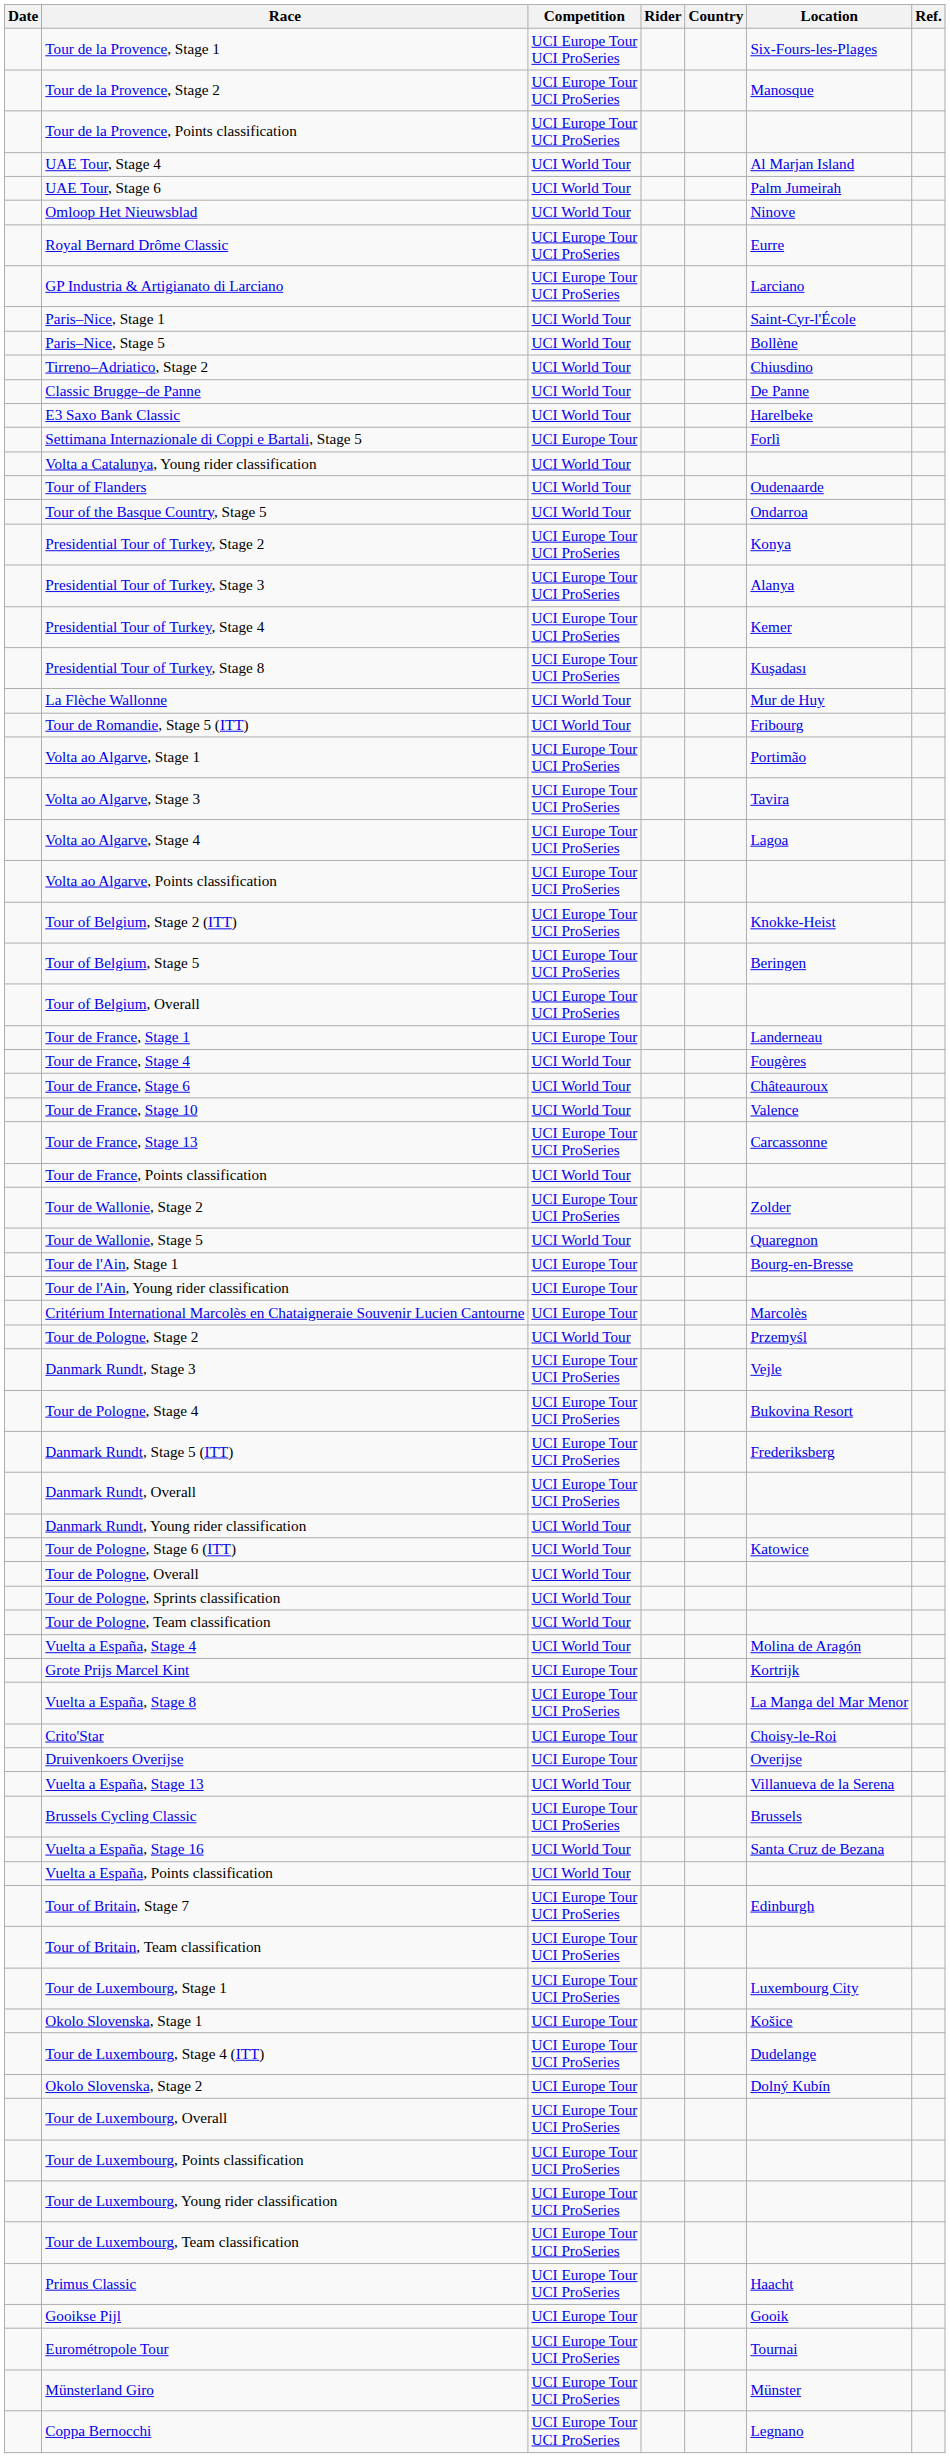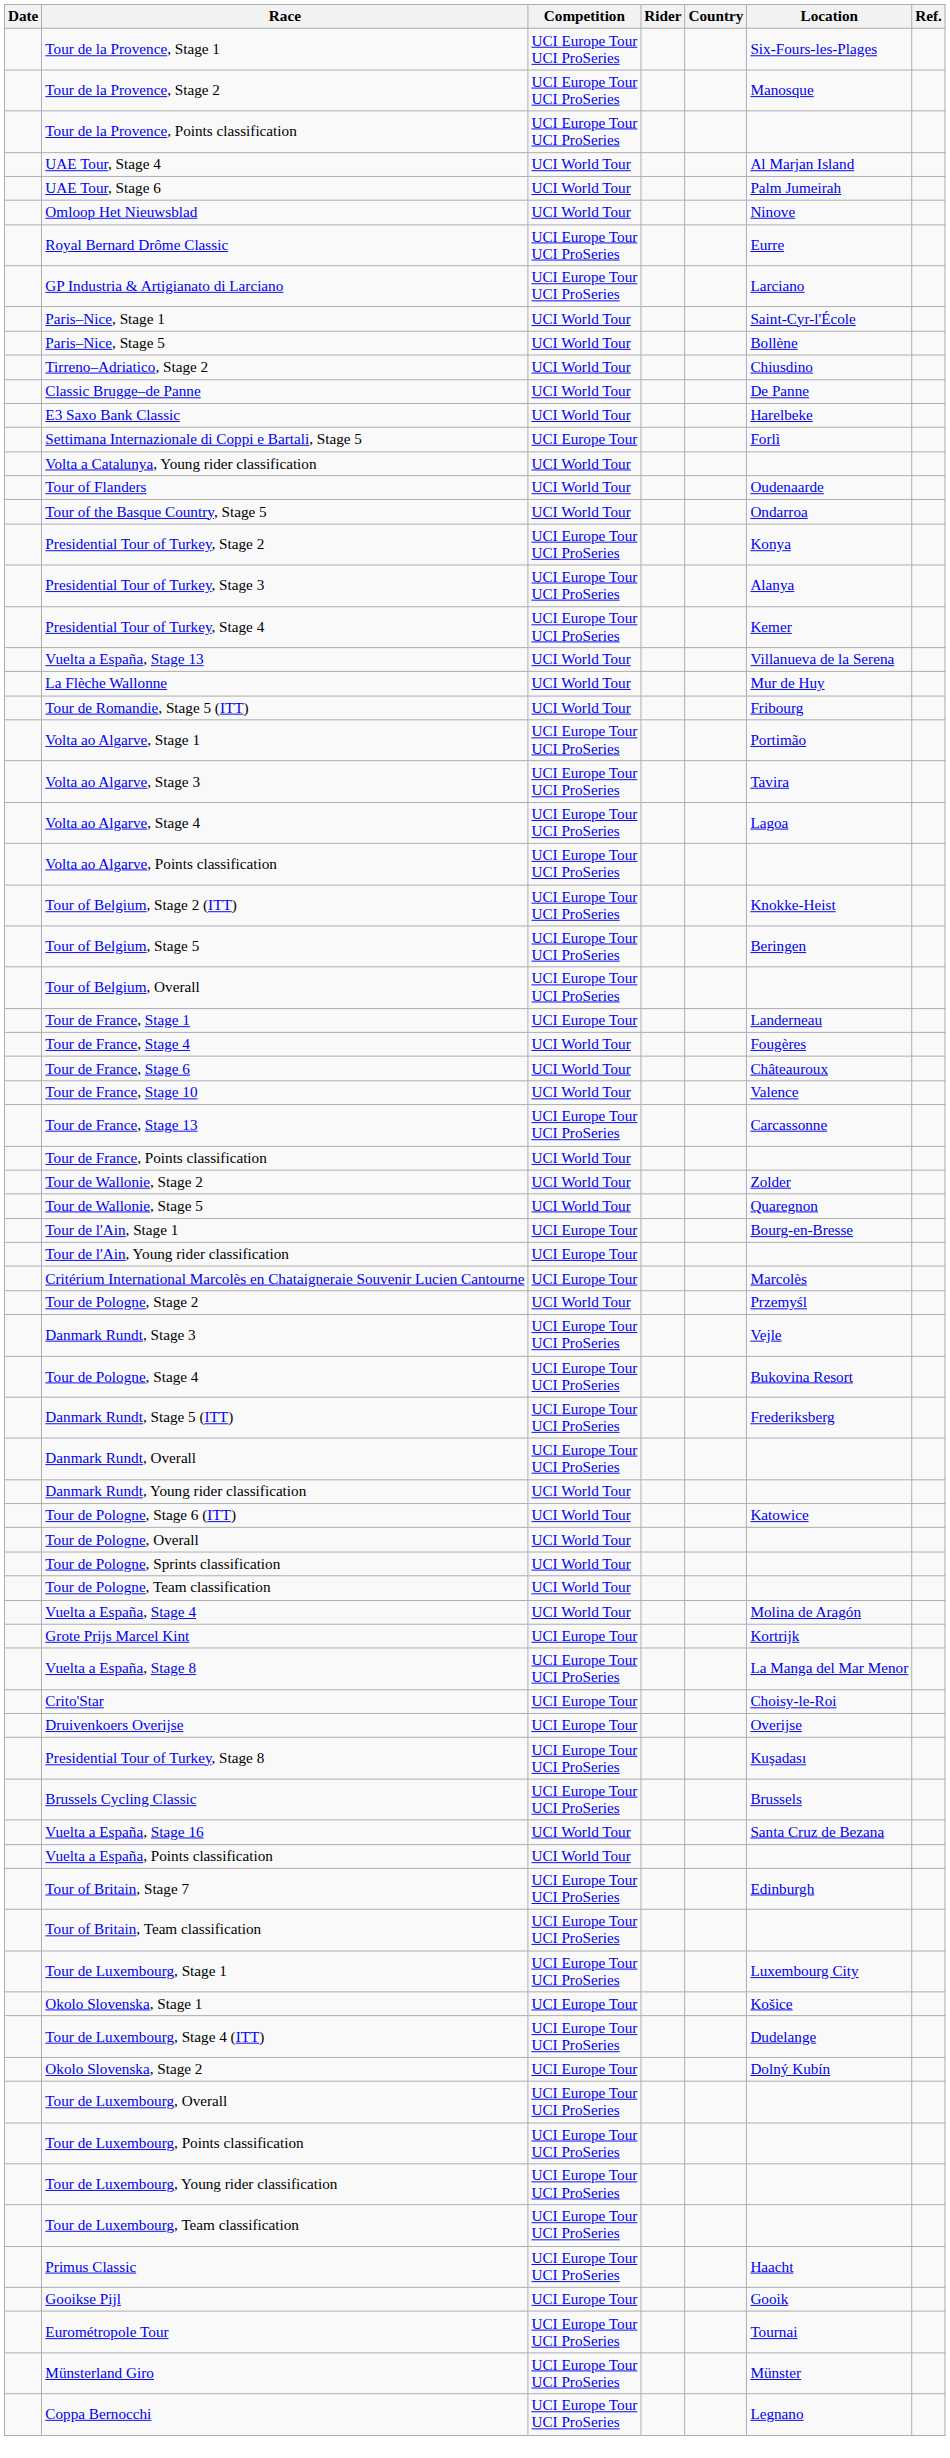rows swapped: (155, 668) <-> (124, 1783)
(584, 1207) UCI Europe Tour UCI ProSeries -> (581, 1182) UCI World Tour
